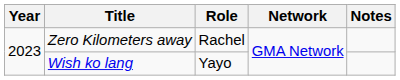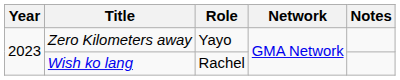(222, 39) Rachel -> (215, 39) Yayo
(215, 63) Yayo -> (222, 63) Rachel
